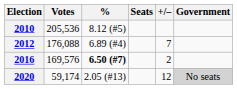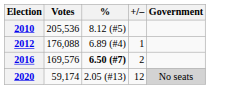- column: (142, 12)
(169, 44) 7 -> (142, 44) 1
